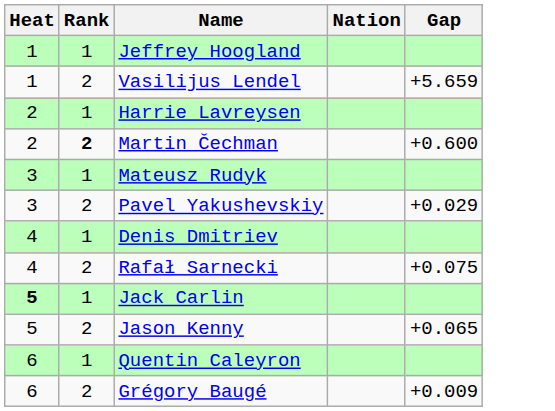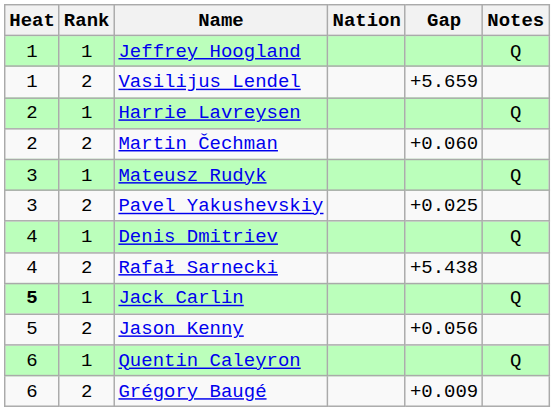+ column: (516, 20)
(87, 144) bold -> (87, 144) normal
(444, 144) +0.600 -> (444, 144) +0.060
(444, 206) +0.029 -> (444, 206) +0.025
(444, 268) +0.075 -> (444, 268) +5.438
(444, 330) +0.065 -> (444, 330) +0.056
